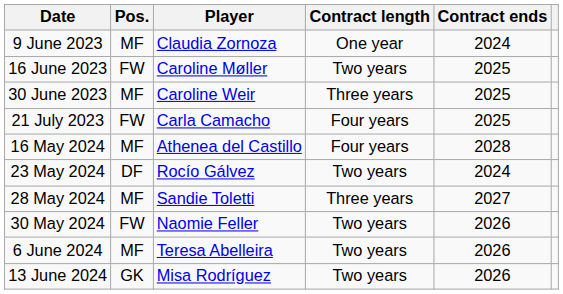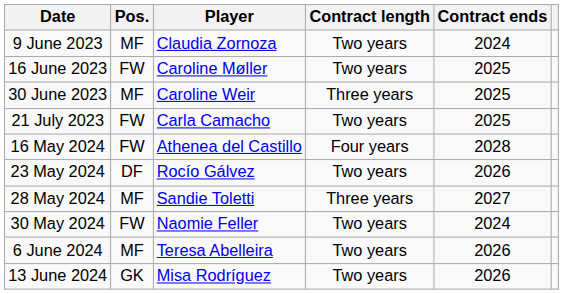(370, 43) One year -> (370, 43) Two years
(370, 120) Four years -> (370, 120) Two years
(132, 146) MF -> (132, 146) FW
(492, 172) 2024 -> (492, 172) 2026
(492, 224) 2026 -> (492, 224) 2024
